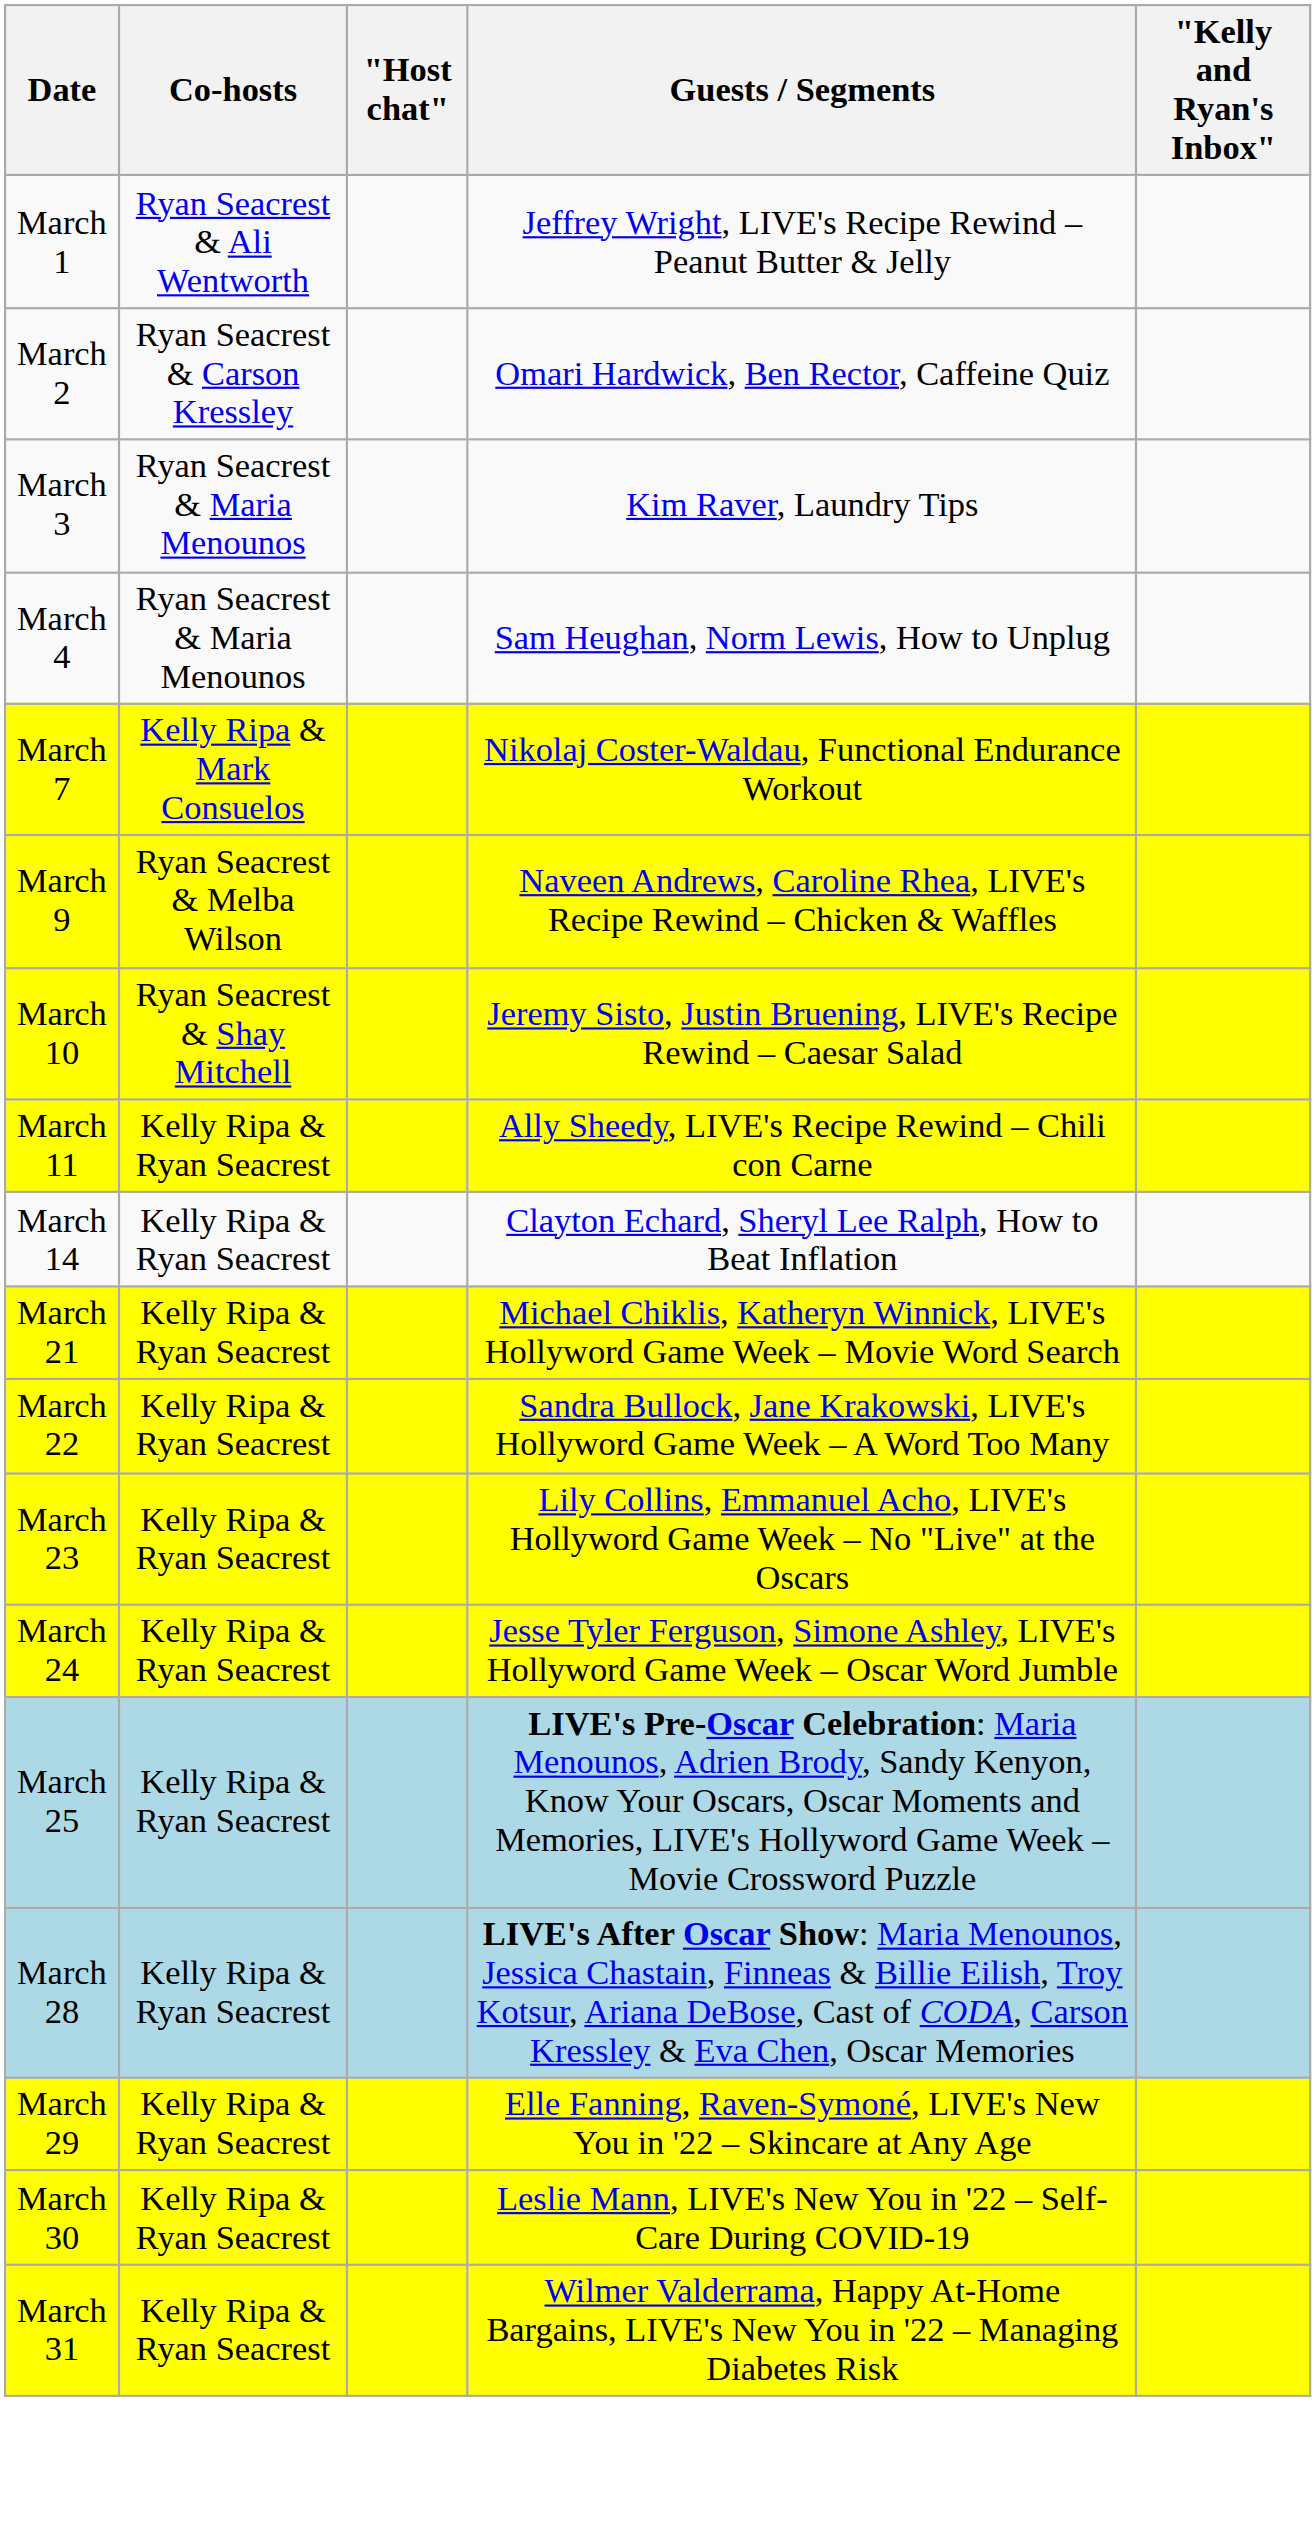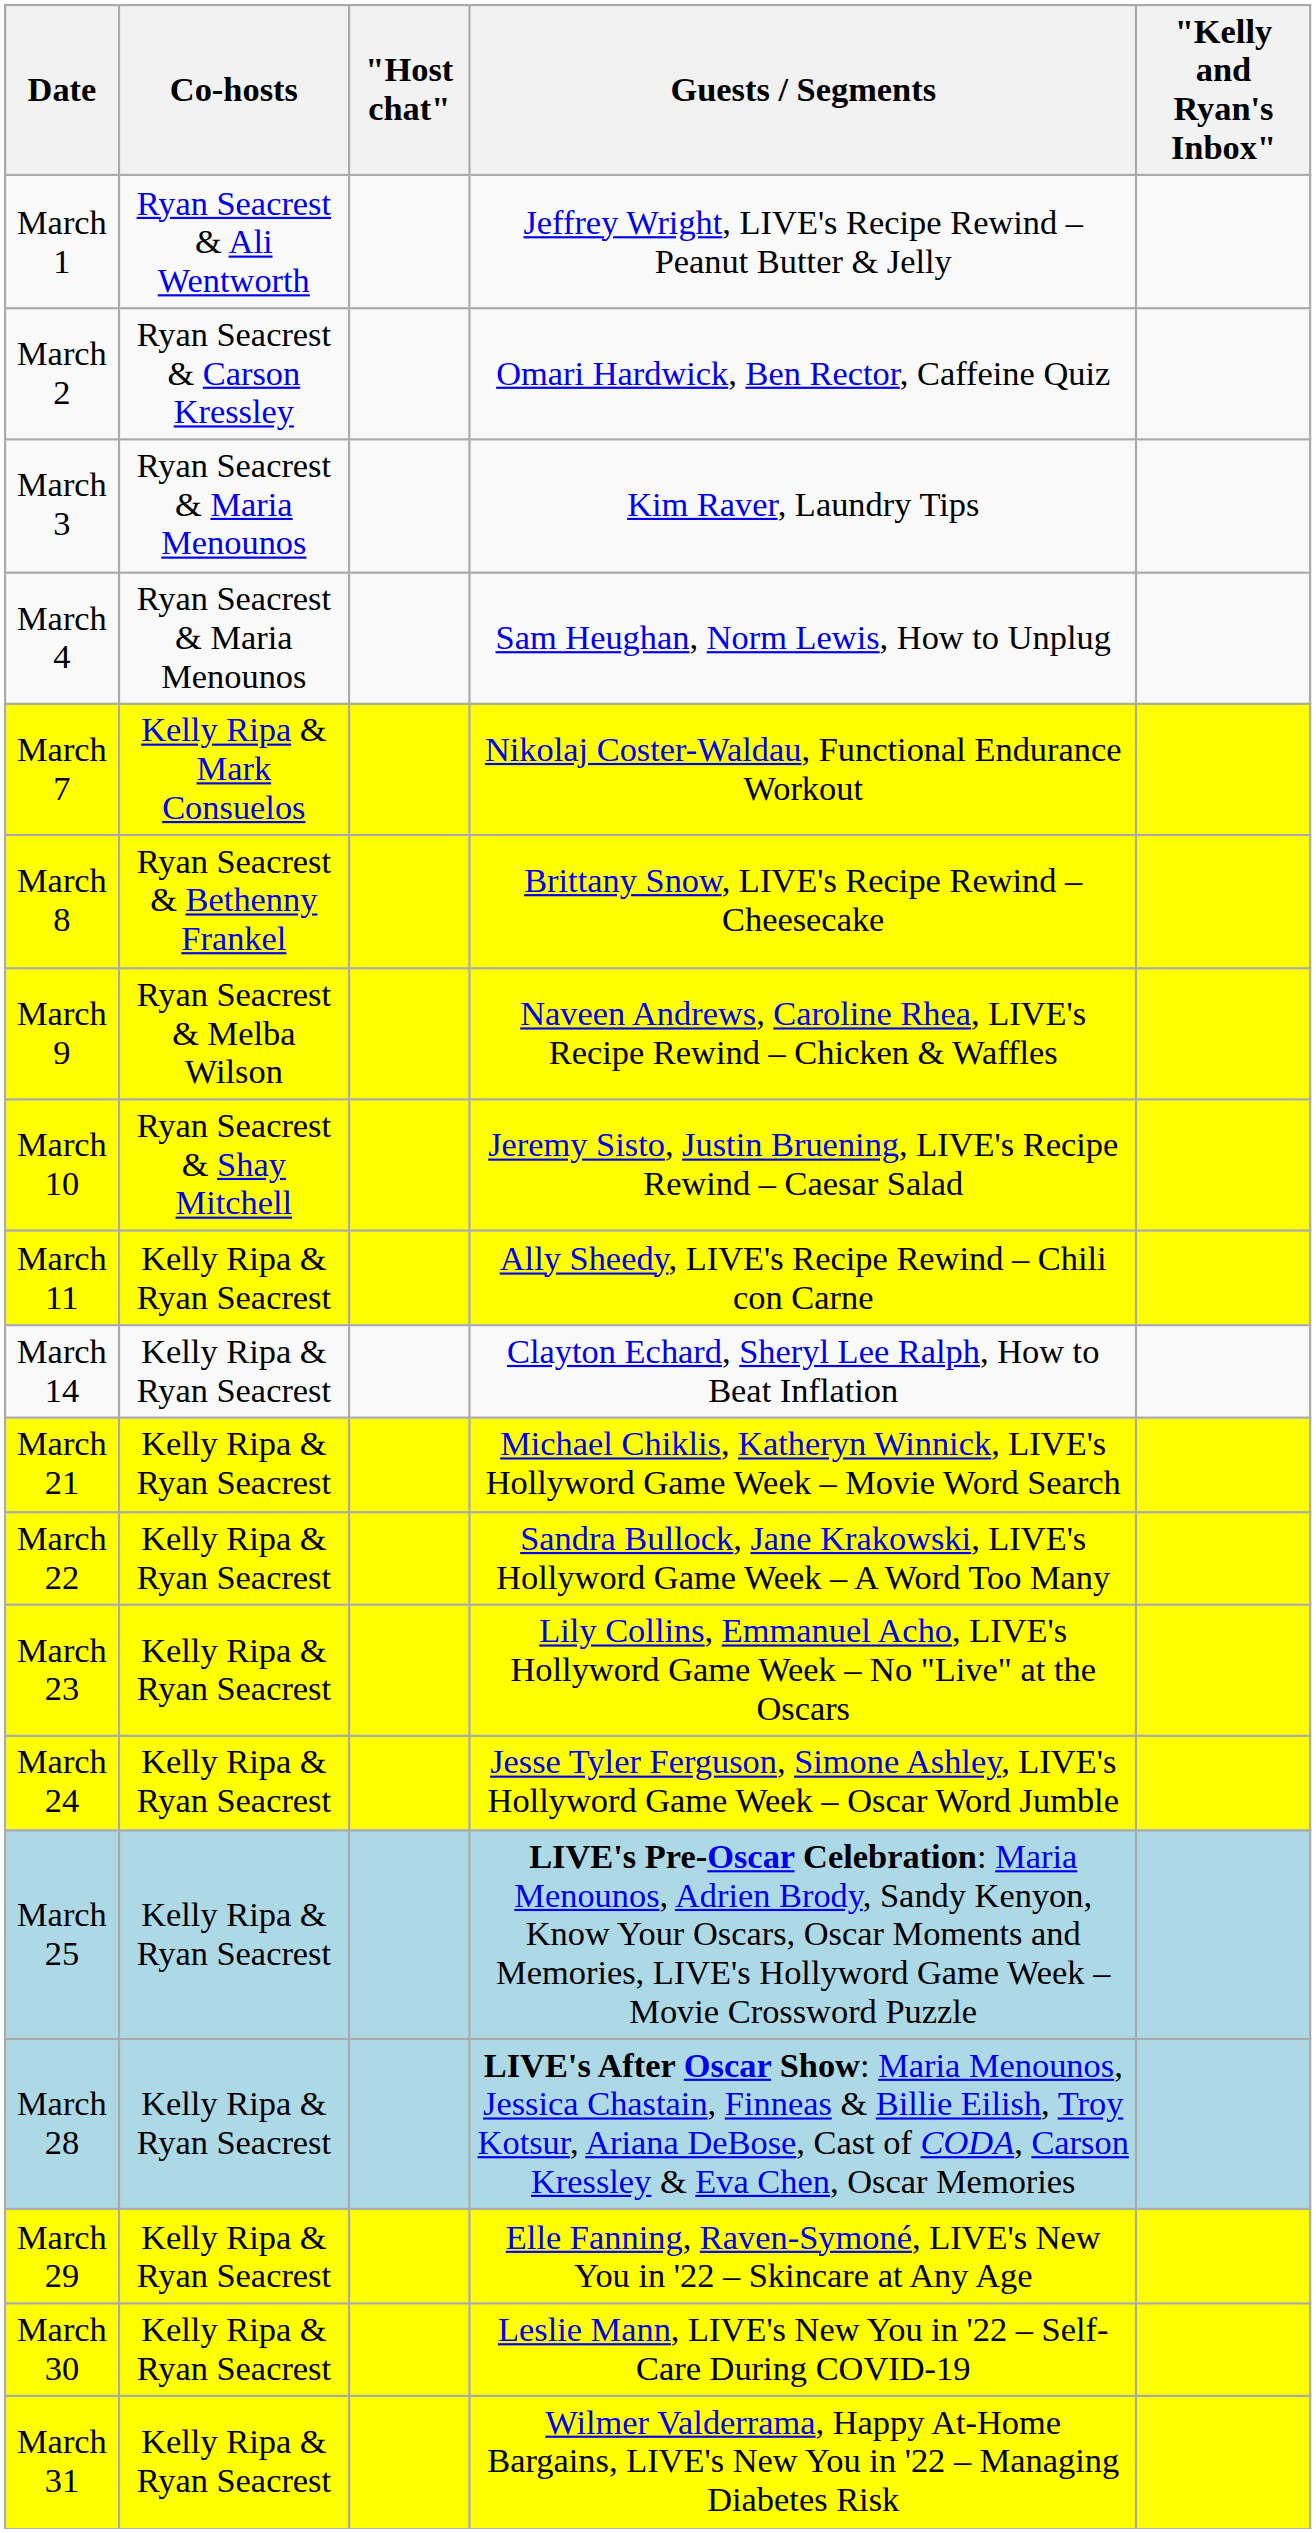+ row: (62, 900)
